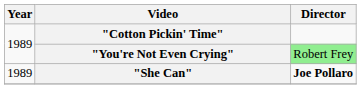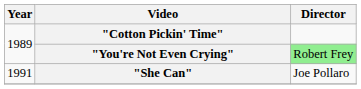(20, 73) 1989 -> (20, 73) 1991
(323, 73) bold -> (321, 73) normal
